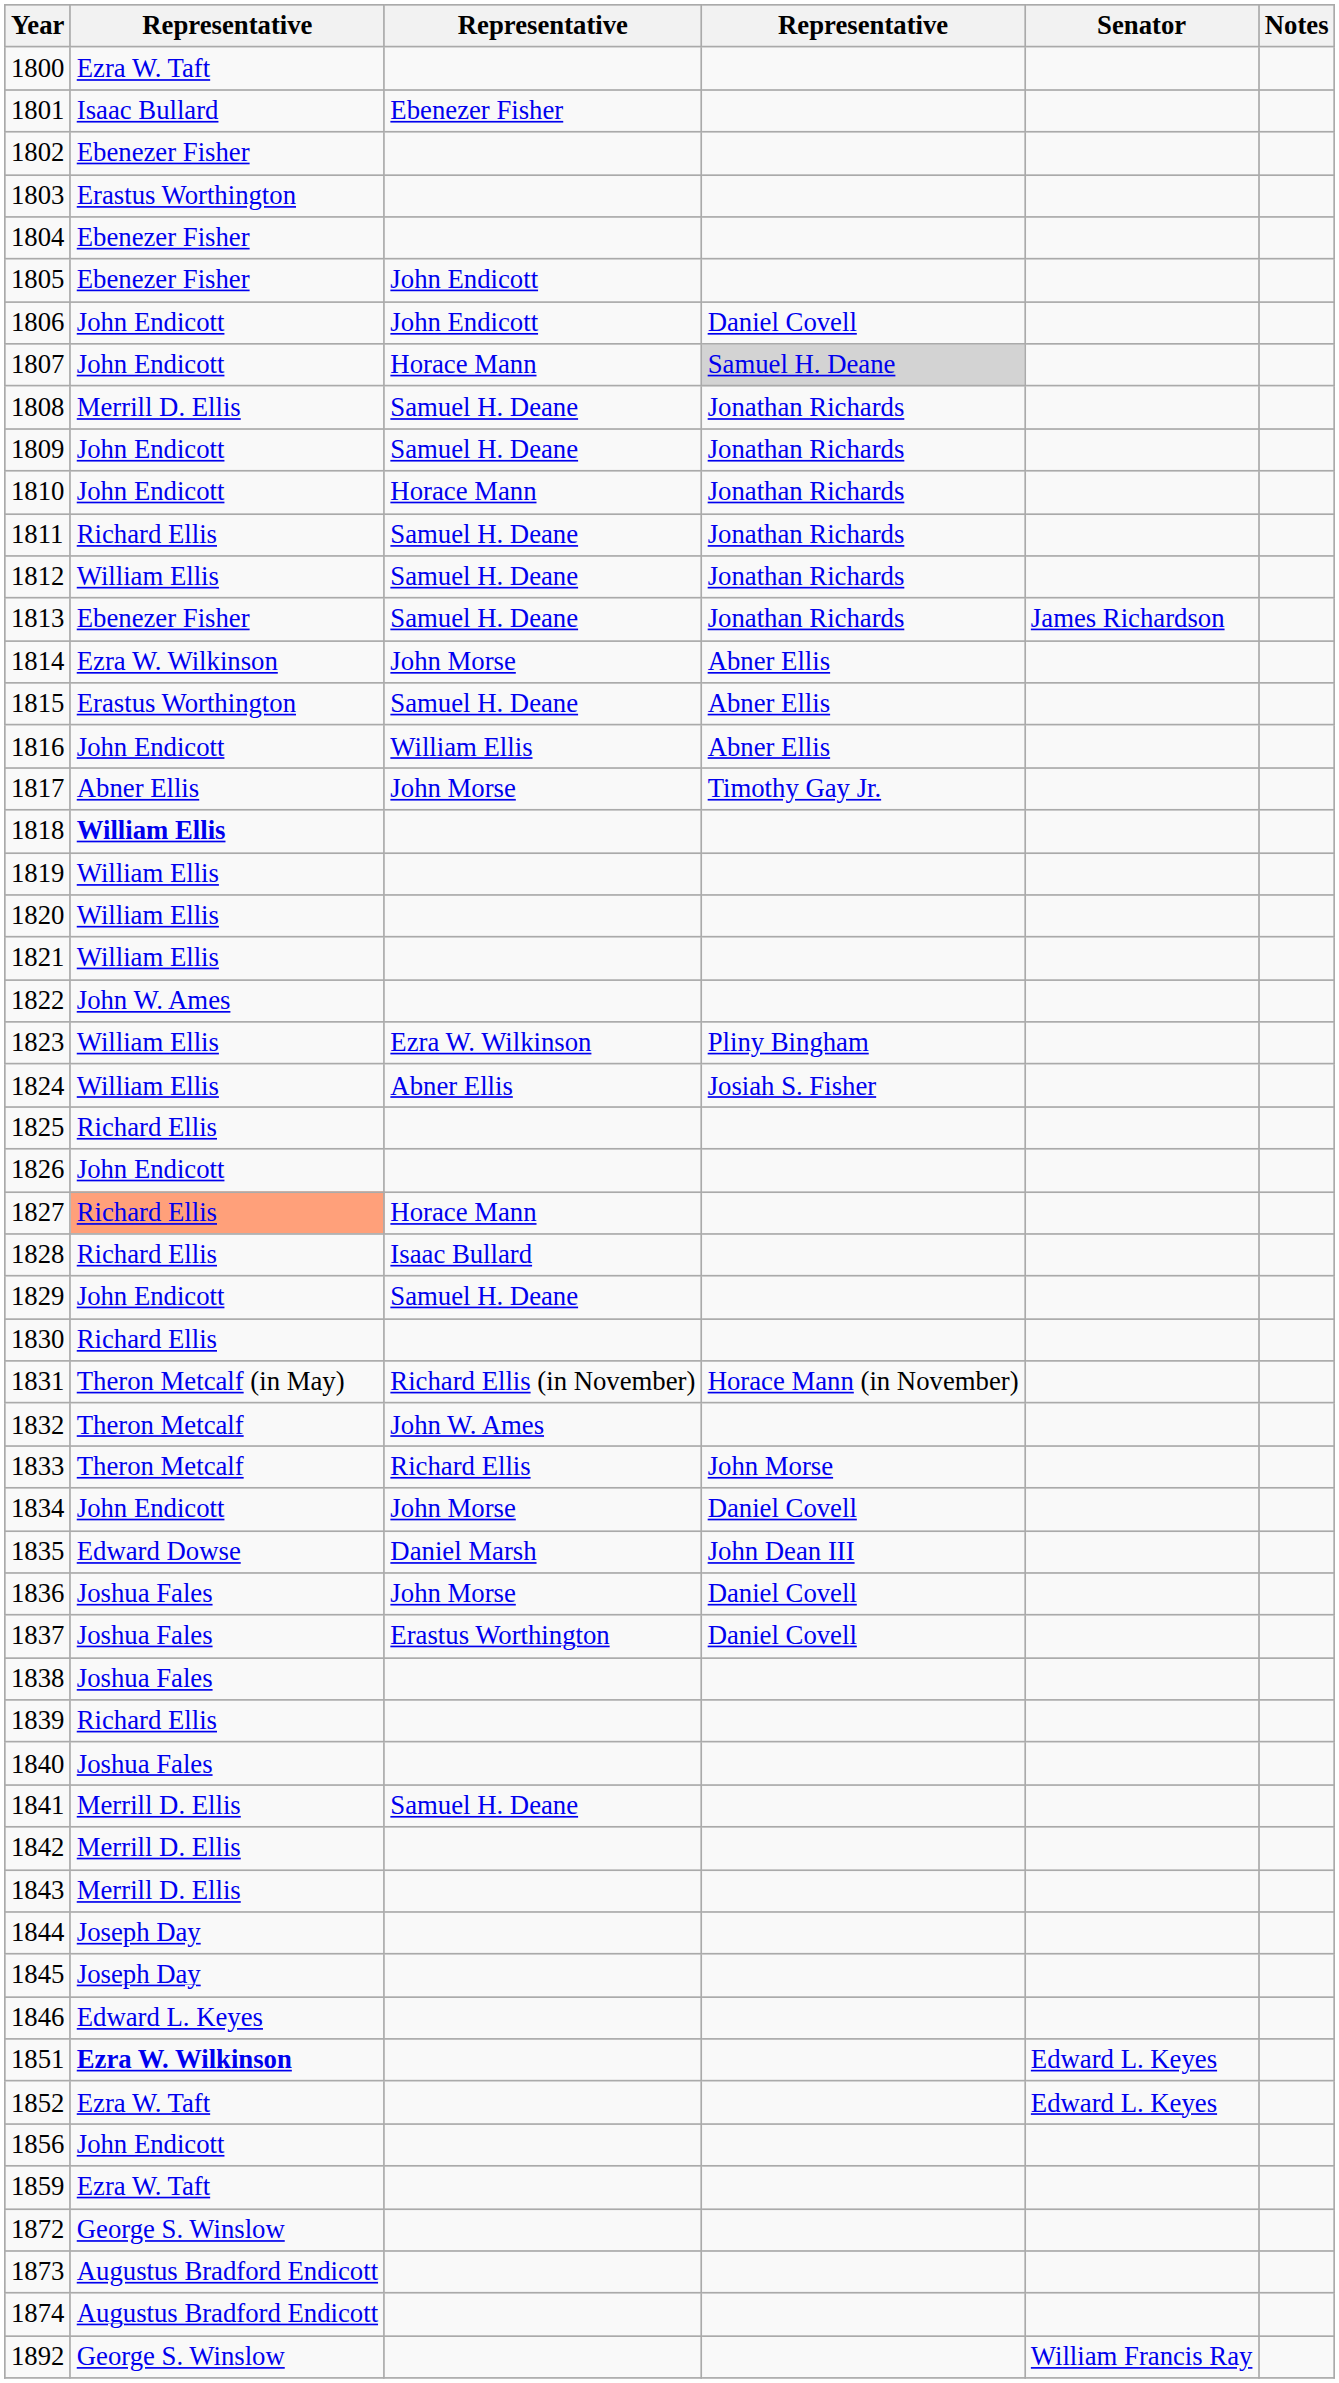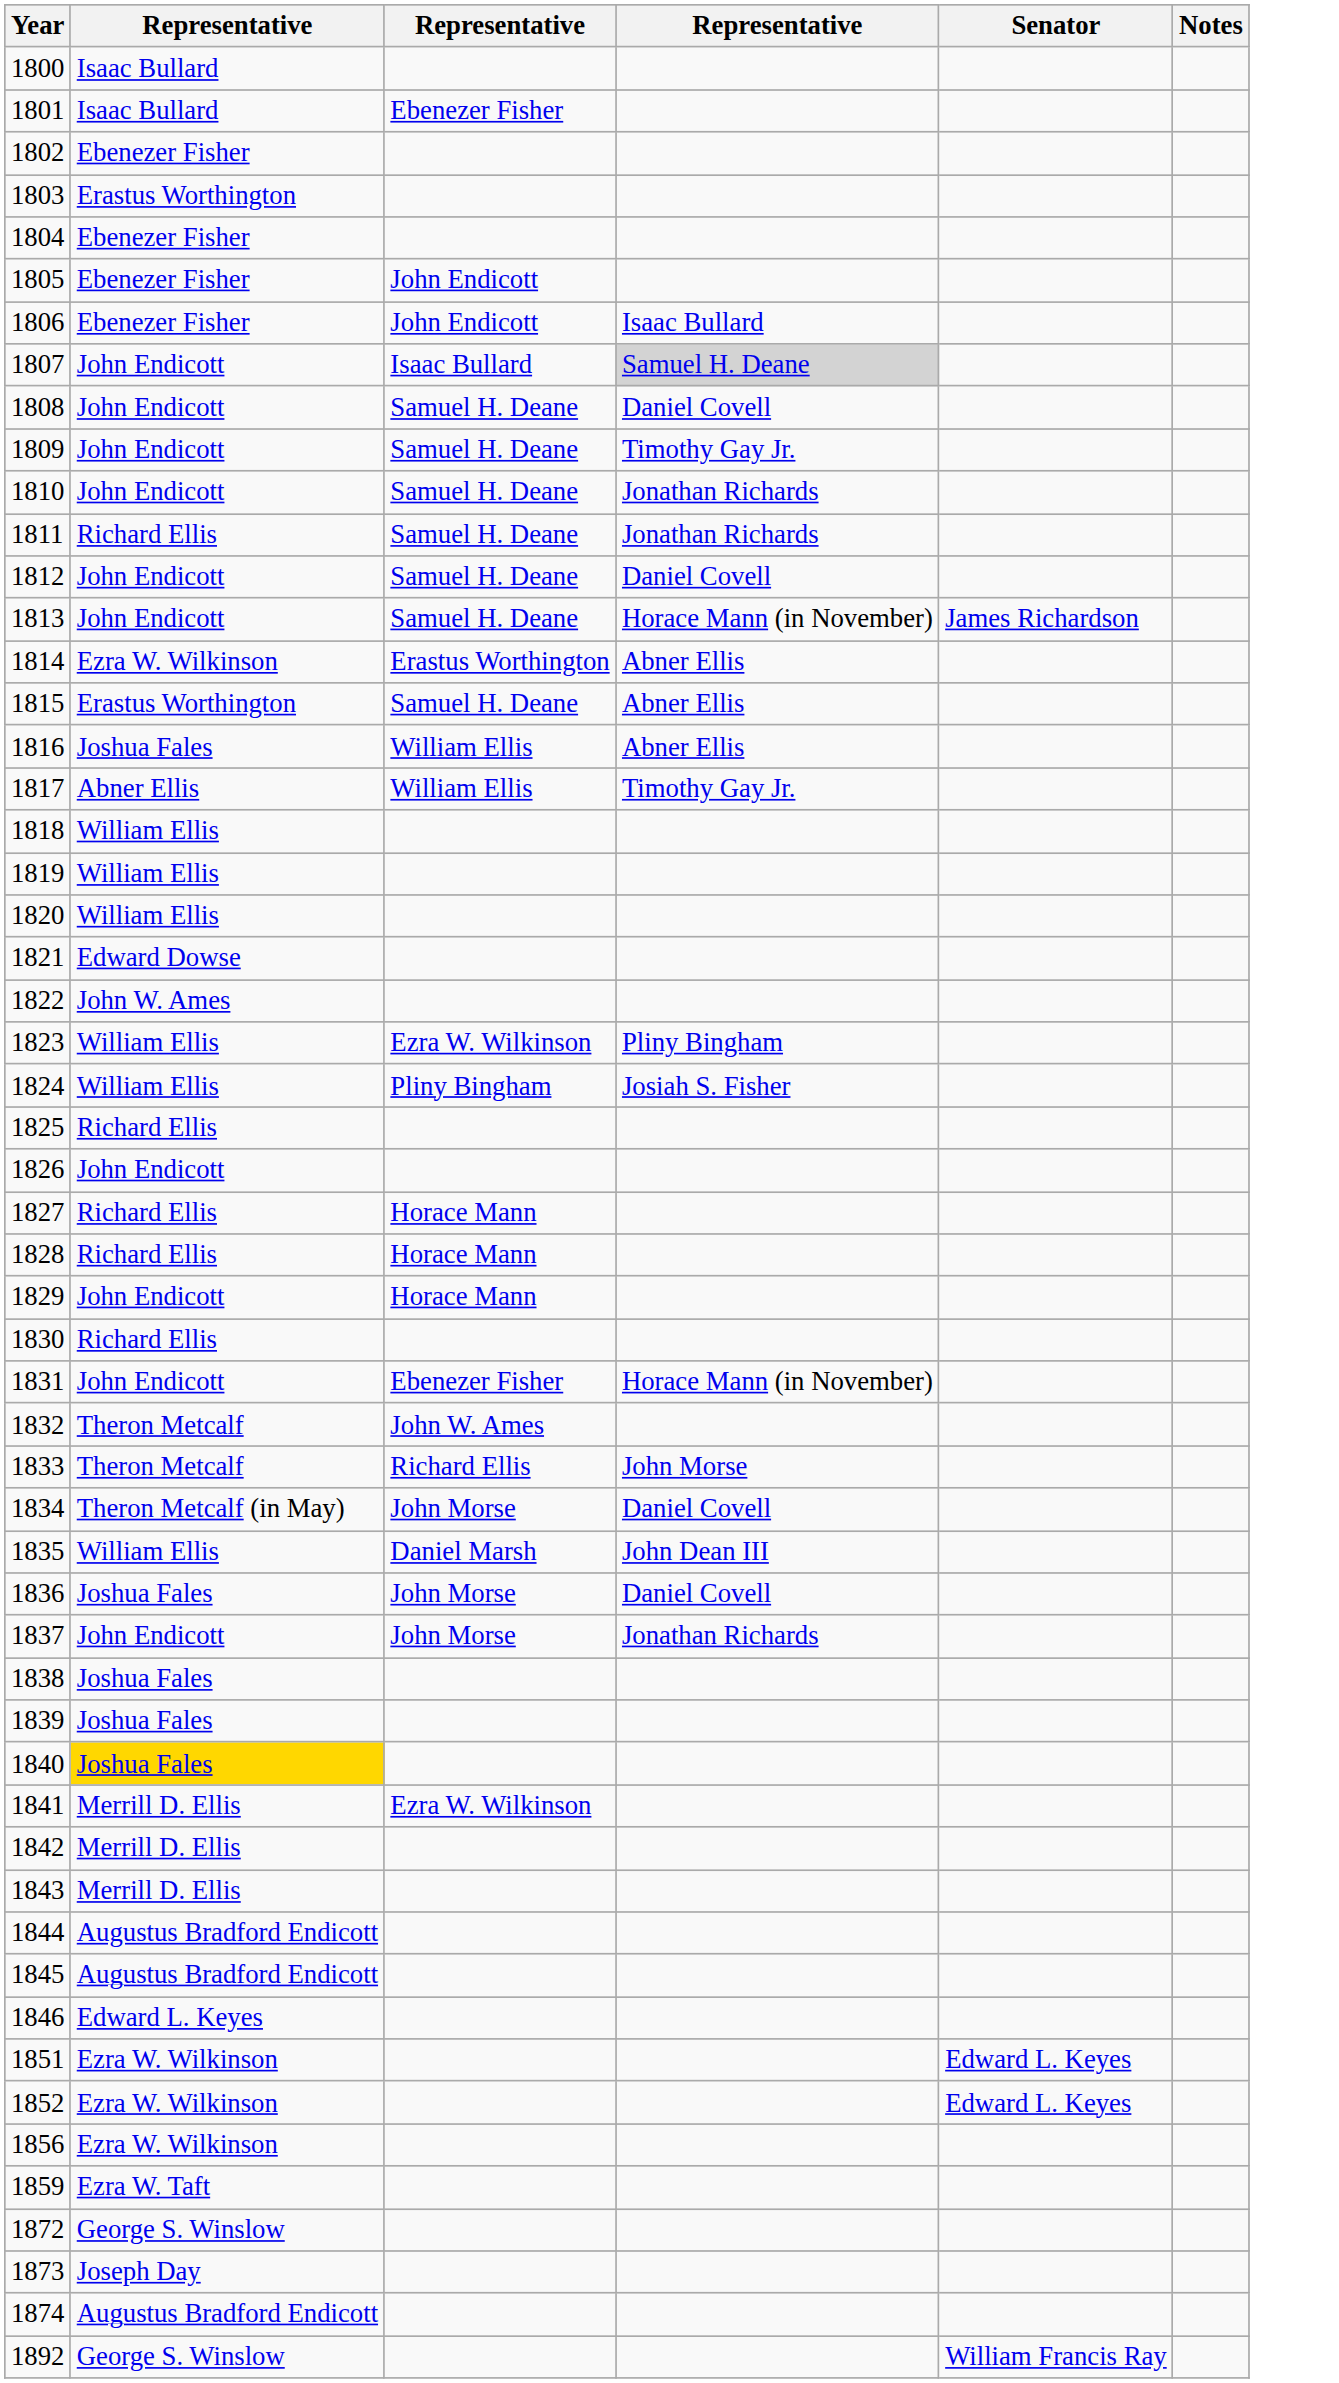(143, 68) Ezra W. Taft -> (148, 68) Isaac Bullard
(151, 322) John Endicott -> (163, 322) Ebenezer Fisher
(782, 322) Daniel Covell -> (693, 322) Isaac Bullard
(463, 364) Horace Mann -> (461, 364) Isaac Bullard
(159, 407) Merrill D. Ellis -> (151, 407) John Endicott
(806, 407) Jonathan Richards -> (697, 407) Daniel Covell
(806, 449) Jonathan Richards -> (709, 449) Timothy Gay Jr.
(463, 491) Horace Mann -> (484, 491) Samuel H. Deane
(148, 576) William Ellis -> (151, 576) John Endicott
(806, 576) Jonathan Richards -> (697, 576) Daniel Covell
(163, 618) Ebenezer Fisher -> (151, 618) John Endicott
(806, 618) Jonathan Richards -> (777, 618) Horace Mann (in November)
(453, 661) John Morse -> (500, 661) Erastus Worthington
(151, 746) John Endicott -> (145, 746) Joshua Fales
(453, 788) John Morse -> (461, 788) William Ellis
(151, 830) bold -> (148, 830) normal
(148, 957) William Ellis -> (159, 957) Edward Dowse
(452, 1085) Abner Ellis -> (471, 1085) Pliny Bingham
(147, 1212) lightsalmon background -> (147, 1212) no background
(461, 1254) Isaac Bullard -> (463, 1254) Horace Mann
(484, 1296) Samuel H. Deane -> (463, 1296) Horace Mann
(211, 1381) Theron Metcalf (in May) -> (151, 1381) John Endicott
(543, 1381) Richard Ellis (in November) -> (477, 1381) Ebenezer Fisher
(151, 1508) John Endicott -> (211, 1508) Theron Metcalf (in May)
(159, 1551) Edward Dowse -> (148, 1551) William Ellis
(145, 1635) Joshua Fales -> (151, 1635) John Endicott
(500, 1635) Erastus Worthington -> (453, 1635) John Morse
(782, 1635) Daniel Covell -> (720, 1635) Jonathan Richards
(147, 1720) Richard Ellis -> (145, 1720) Joshua Fales
(145, 1763) no background -> (145, 1763) gold background
(484, 1805) Samuel H. Deane -> (491, 1805) Ezra W. Wilkinson
(139, 1932) Joseph Day -> (227, 1932) Augustus Bradford Endicott
(139, 1974) Joseph Day -> (227, 1974) Augustus Bradford Endicott
(184, 2059) bold -> (177, 2059) normal
(143, 2102) Ezra W. Taft -> (177, 2102) Ezra W. Wilkinson
(151, 2144) John Endicott -> (177, 2144) Ezra W. Wilkinson
(227, 2271) Augustus Bradford Endicott -> (139, 2271) Joseph Day
